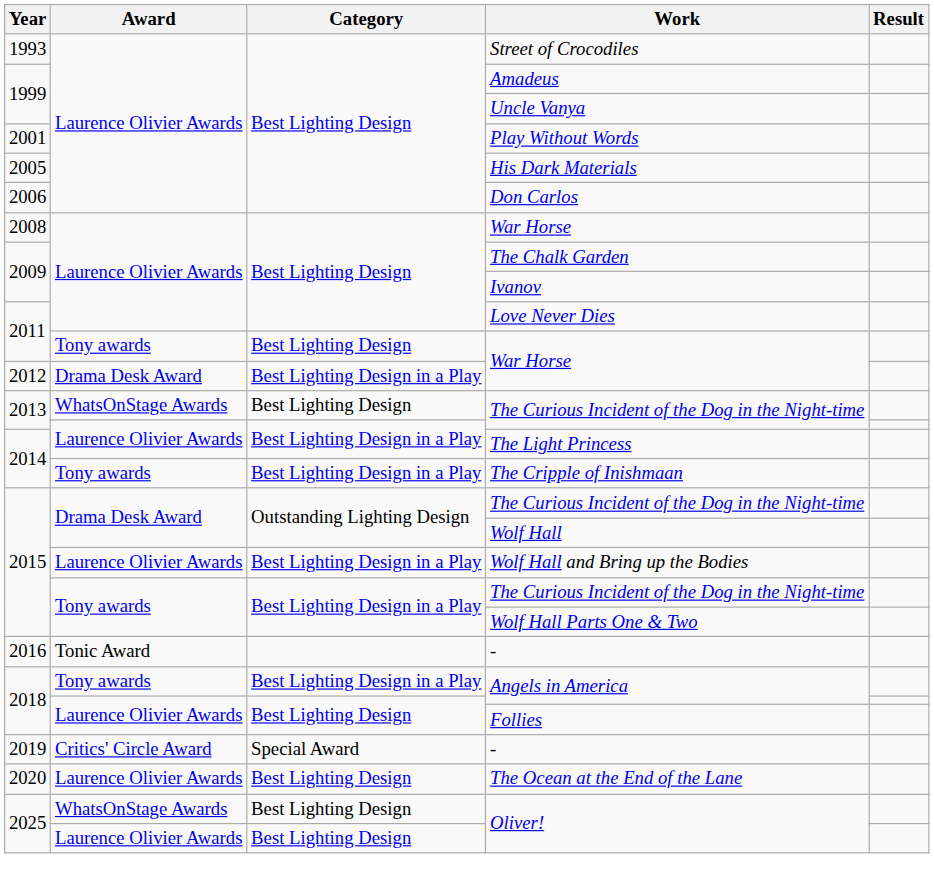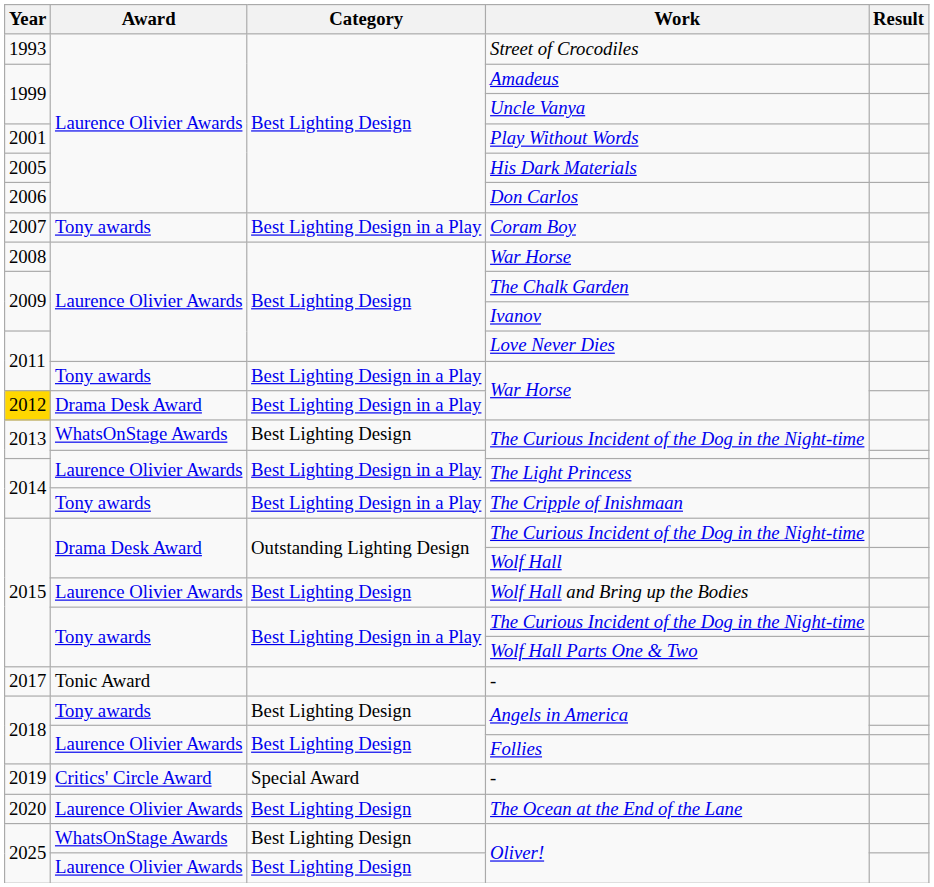+ row: (103, 227)
(331, 345) Best Lighting Design -> (366, 375) Best Lighting Design in a Play
(28, 375) no background -> (28, 405) gold background
(366, 562) Best Lighting Design in a Play -> (331, 592) Best Lighting Design
(28, 651) 2016 -> (28, 681) 2017
(366, 681) Best Lighting Design in a Play -> (331, 710) Best Lighting Design
